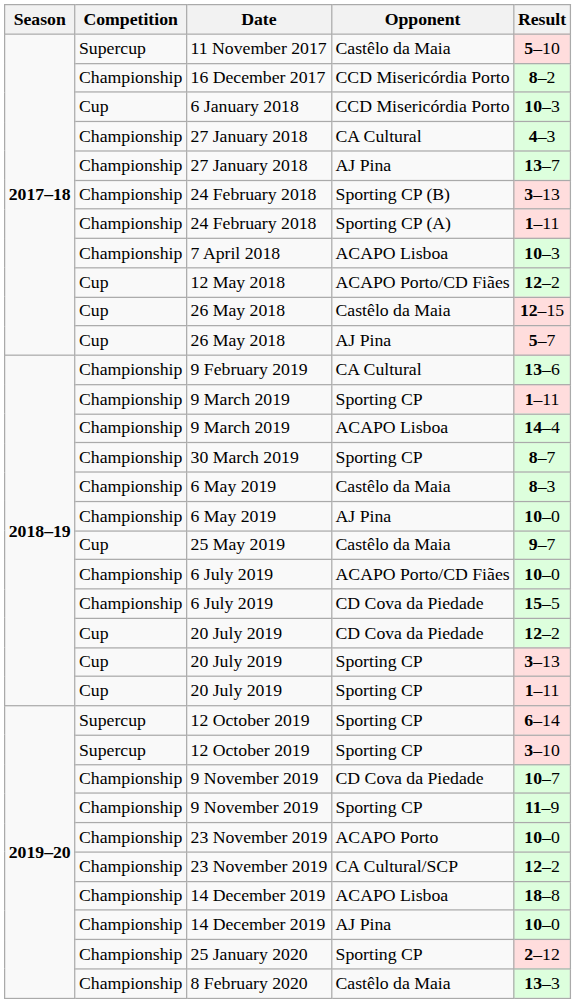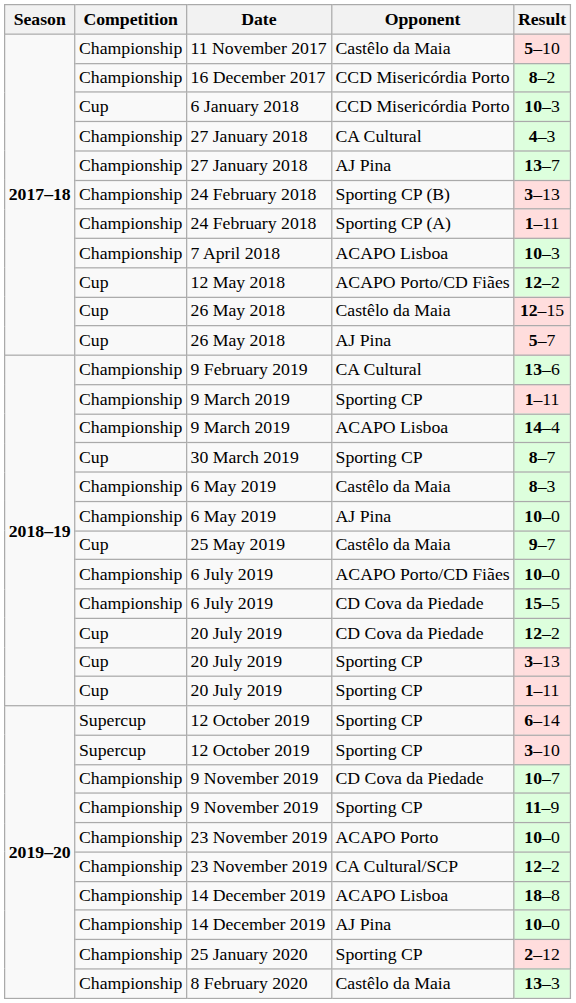(112, 48) Supercup -> (131, 48) Championship
(131, 457) Championship -> (94, 457) Cup
